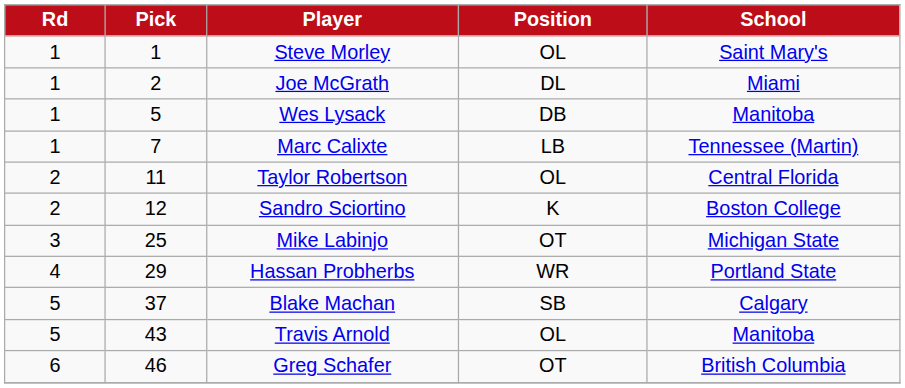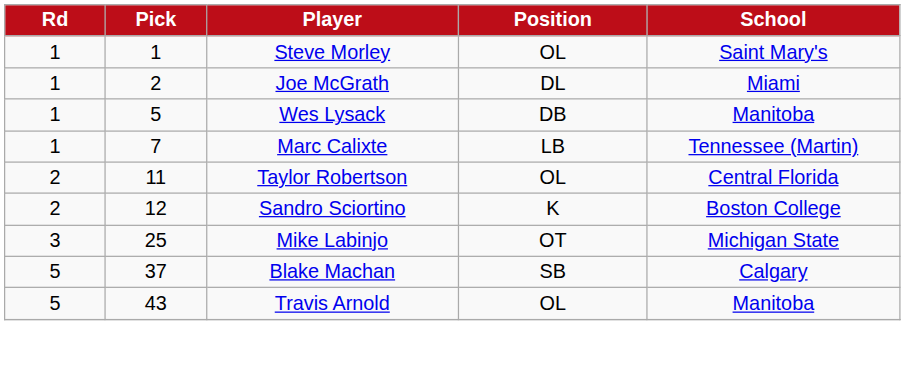- row: (332, 271)
- row: (332, 366)
